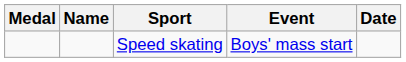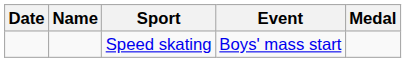columns swapped: (32, 18) <-> (378, 18)
